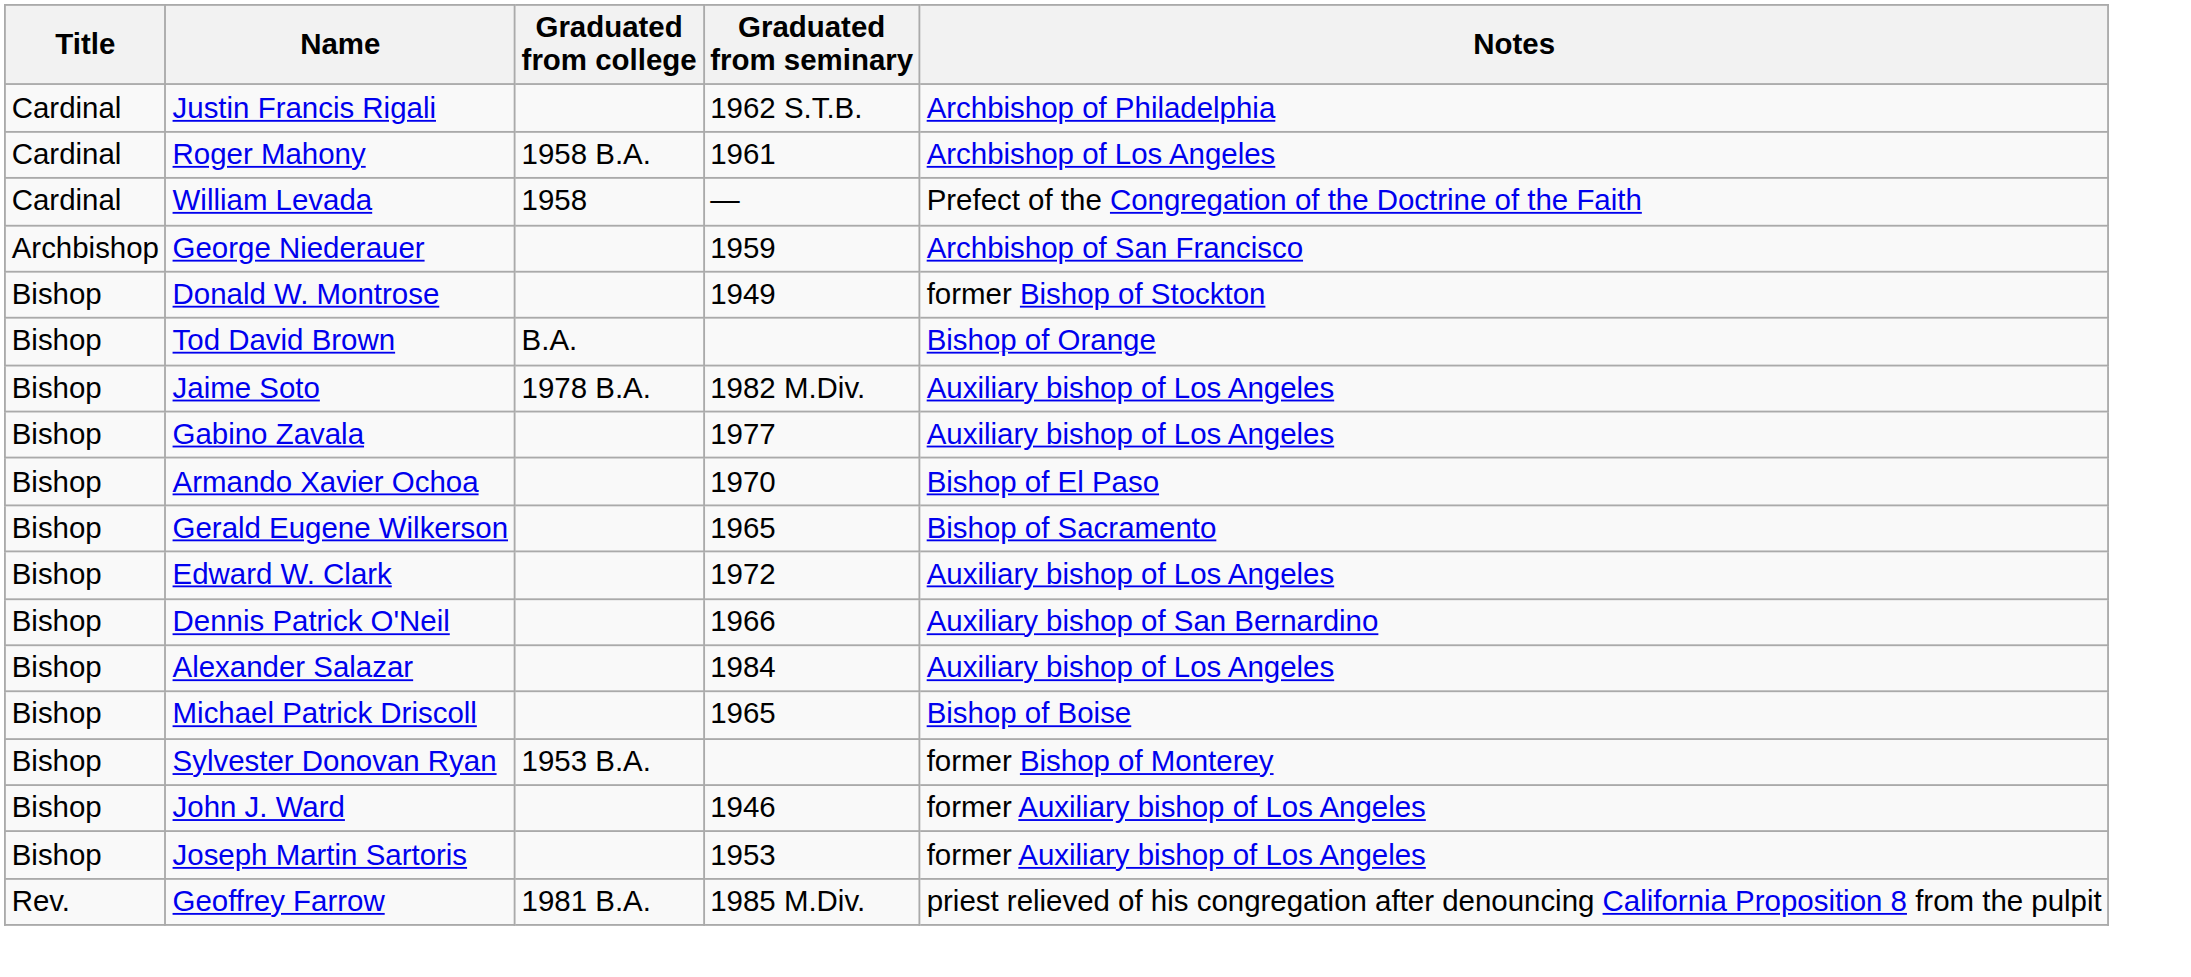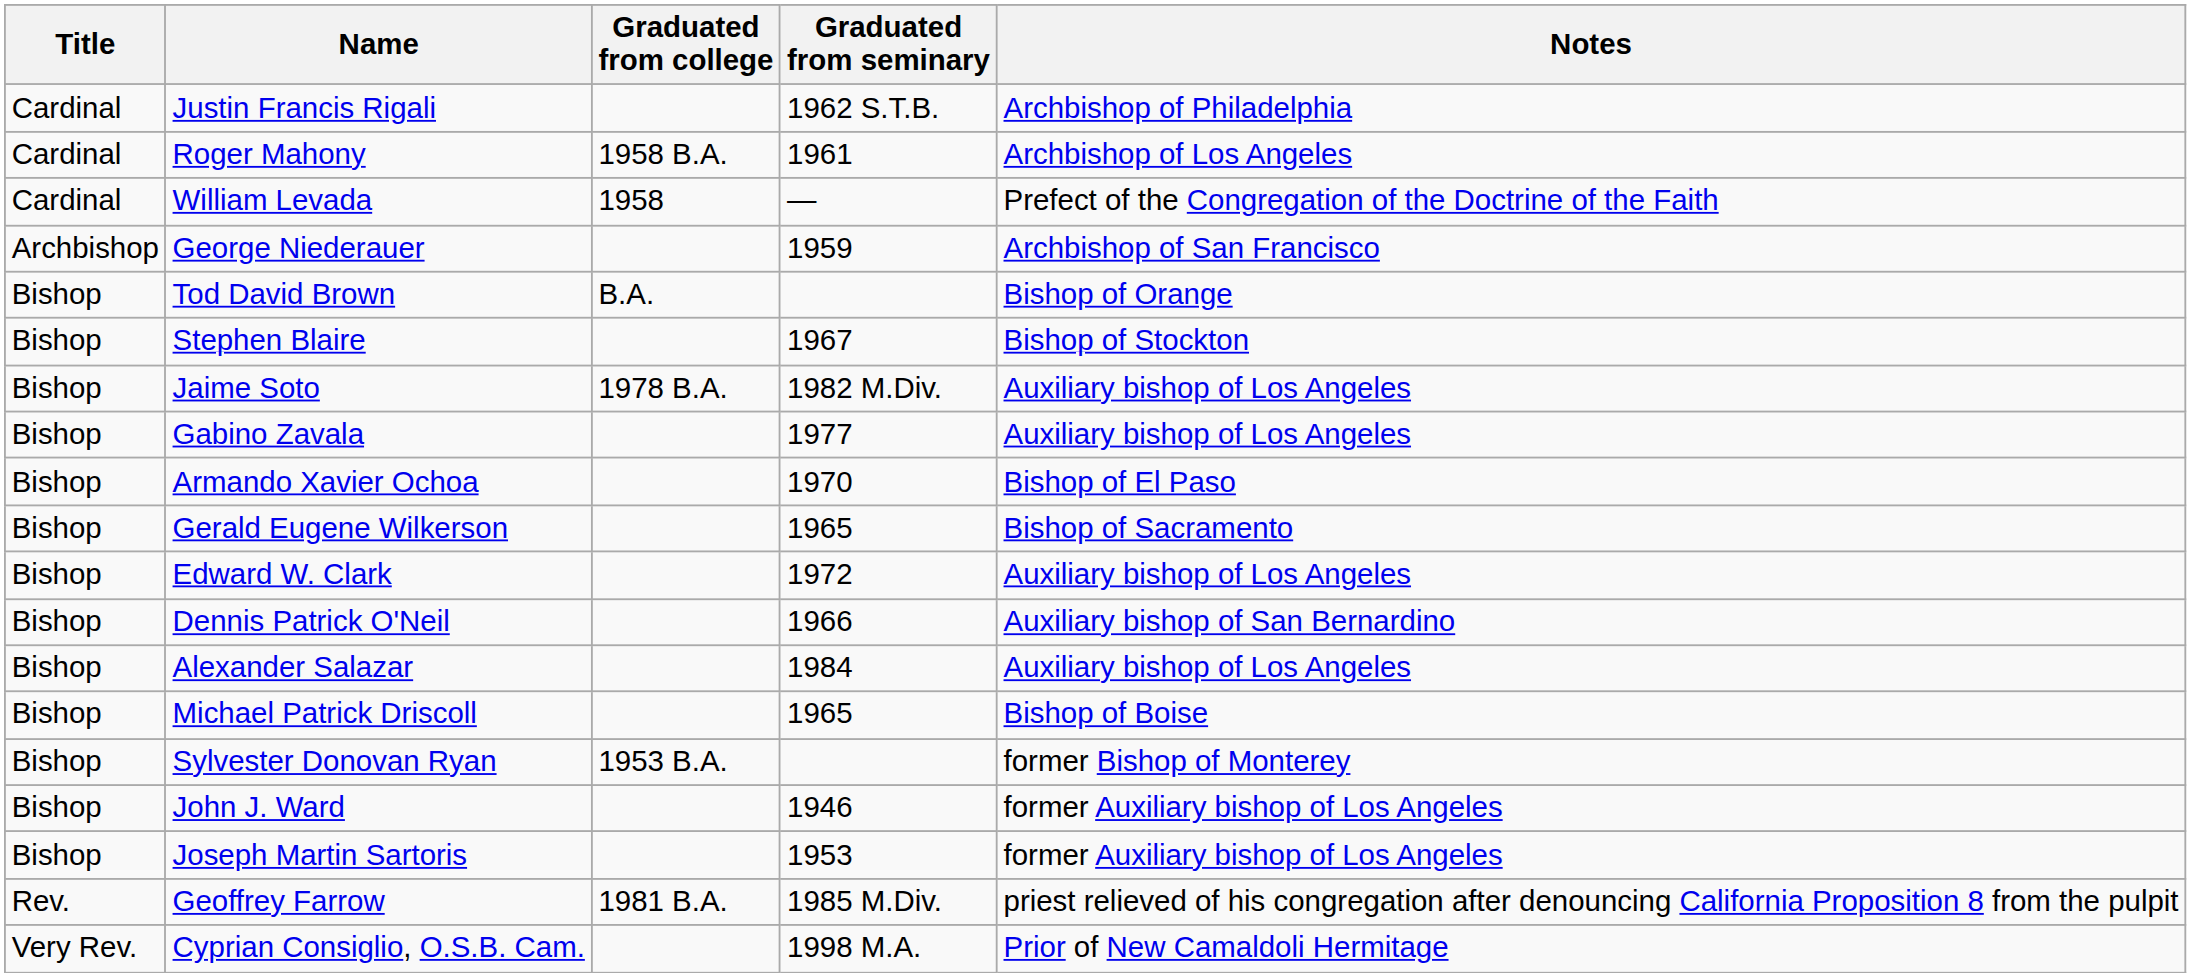- row: (306, 294)
+ row: (269, 341)
+ row: (379, 948)
